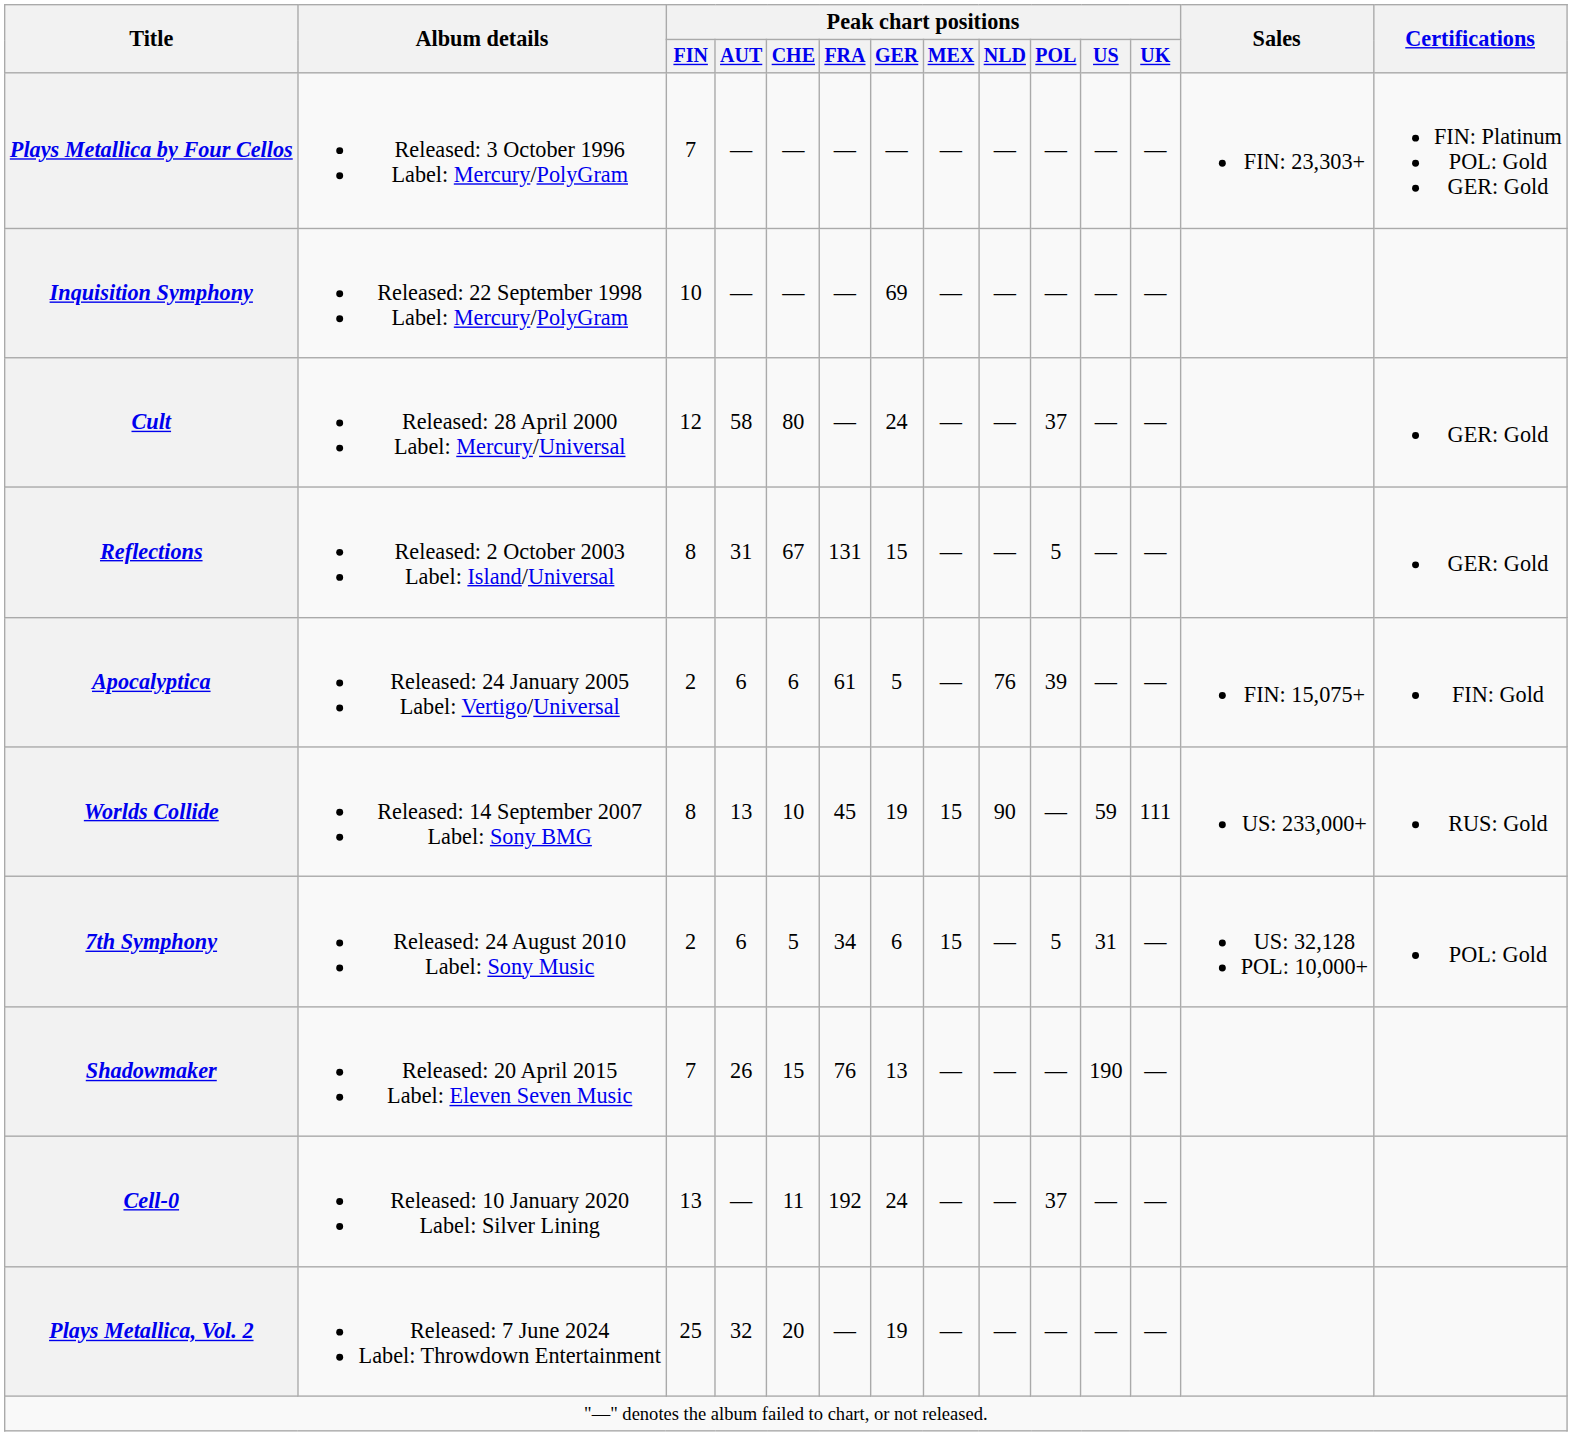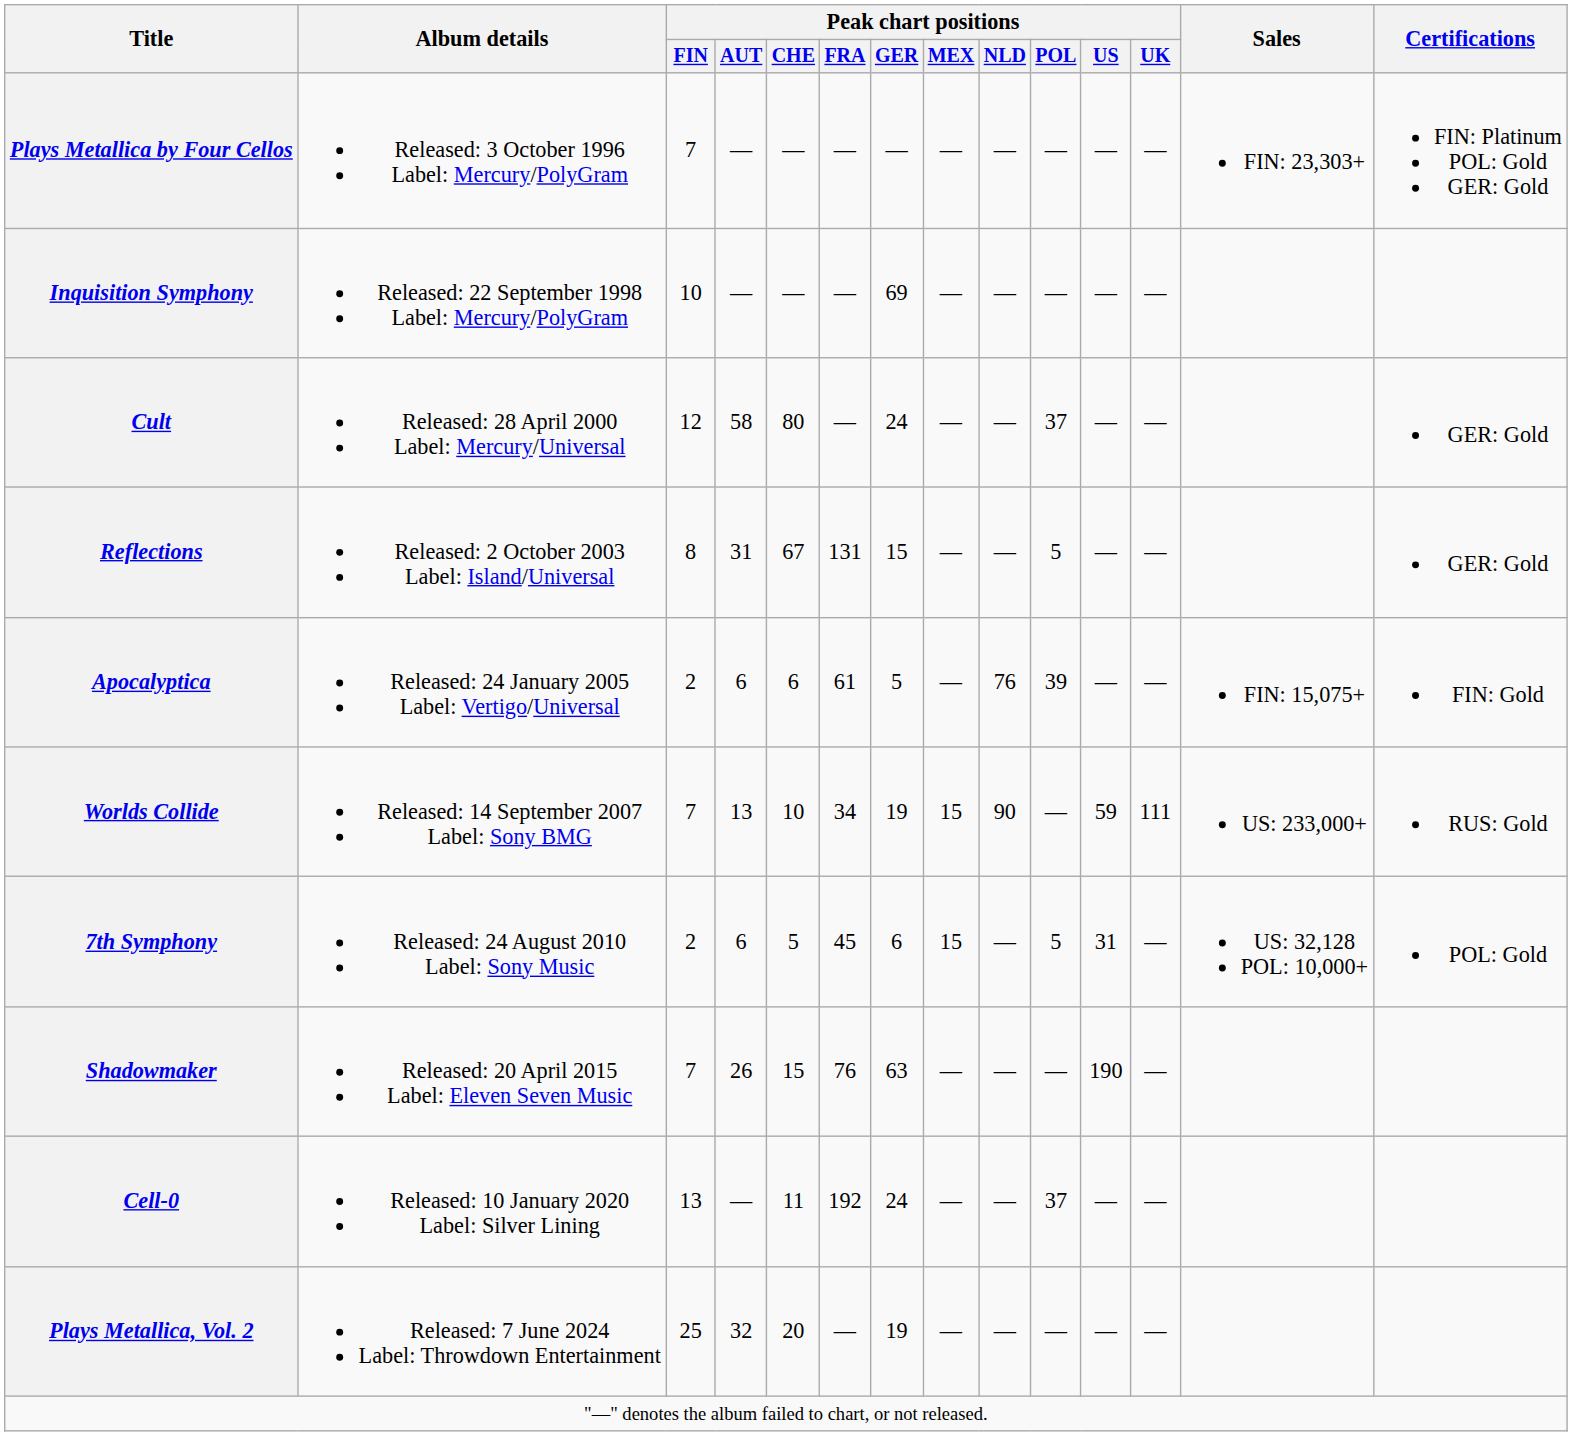(691, 811) 8 -> (691, 811) 7
(845, 811) 45 -> (845, 811) 34
(845, 941) 34 -> (845, 941) 45
(897, 1071) 13 -> (897, 1071) 63
